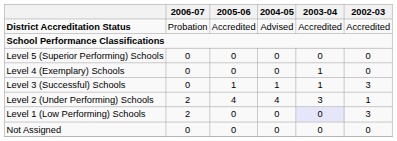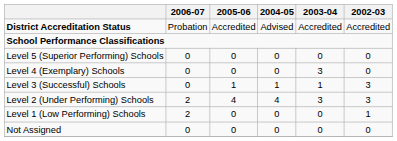(320, 71) 1 -> (320, 71) 3
(368, 100) 1 -> (368, 100) 3
(320, 115) lavender background -> (320, 115) no background
(368, 115) 3 -> (368, 115) 1
